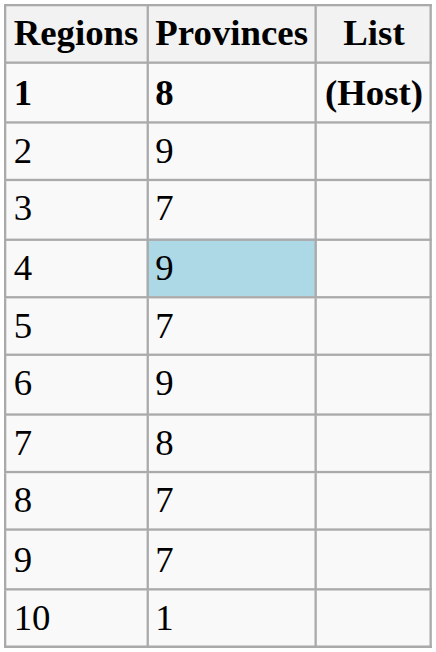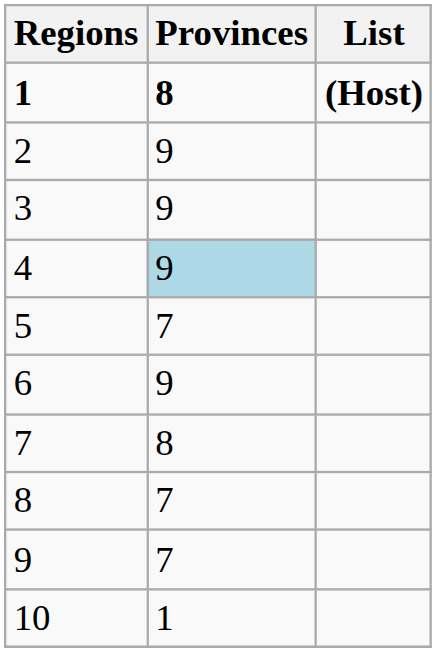(165, 208) 7 -> (165, 208) 9
